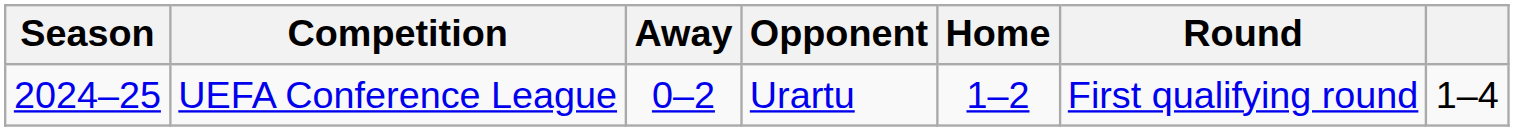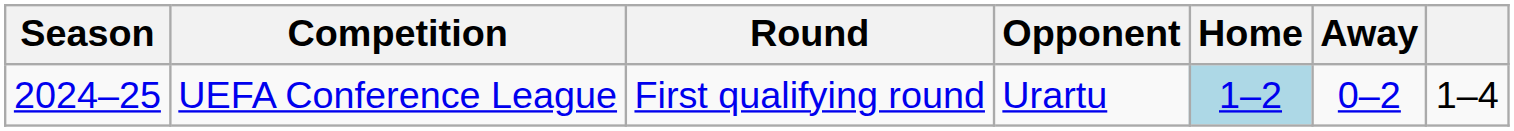columns swapped: (1243, 34) <-> (683, 34)
(998, 94) no background -> (1251, 94) lightblue background
